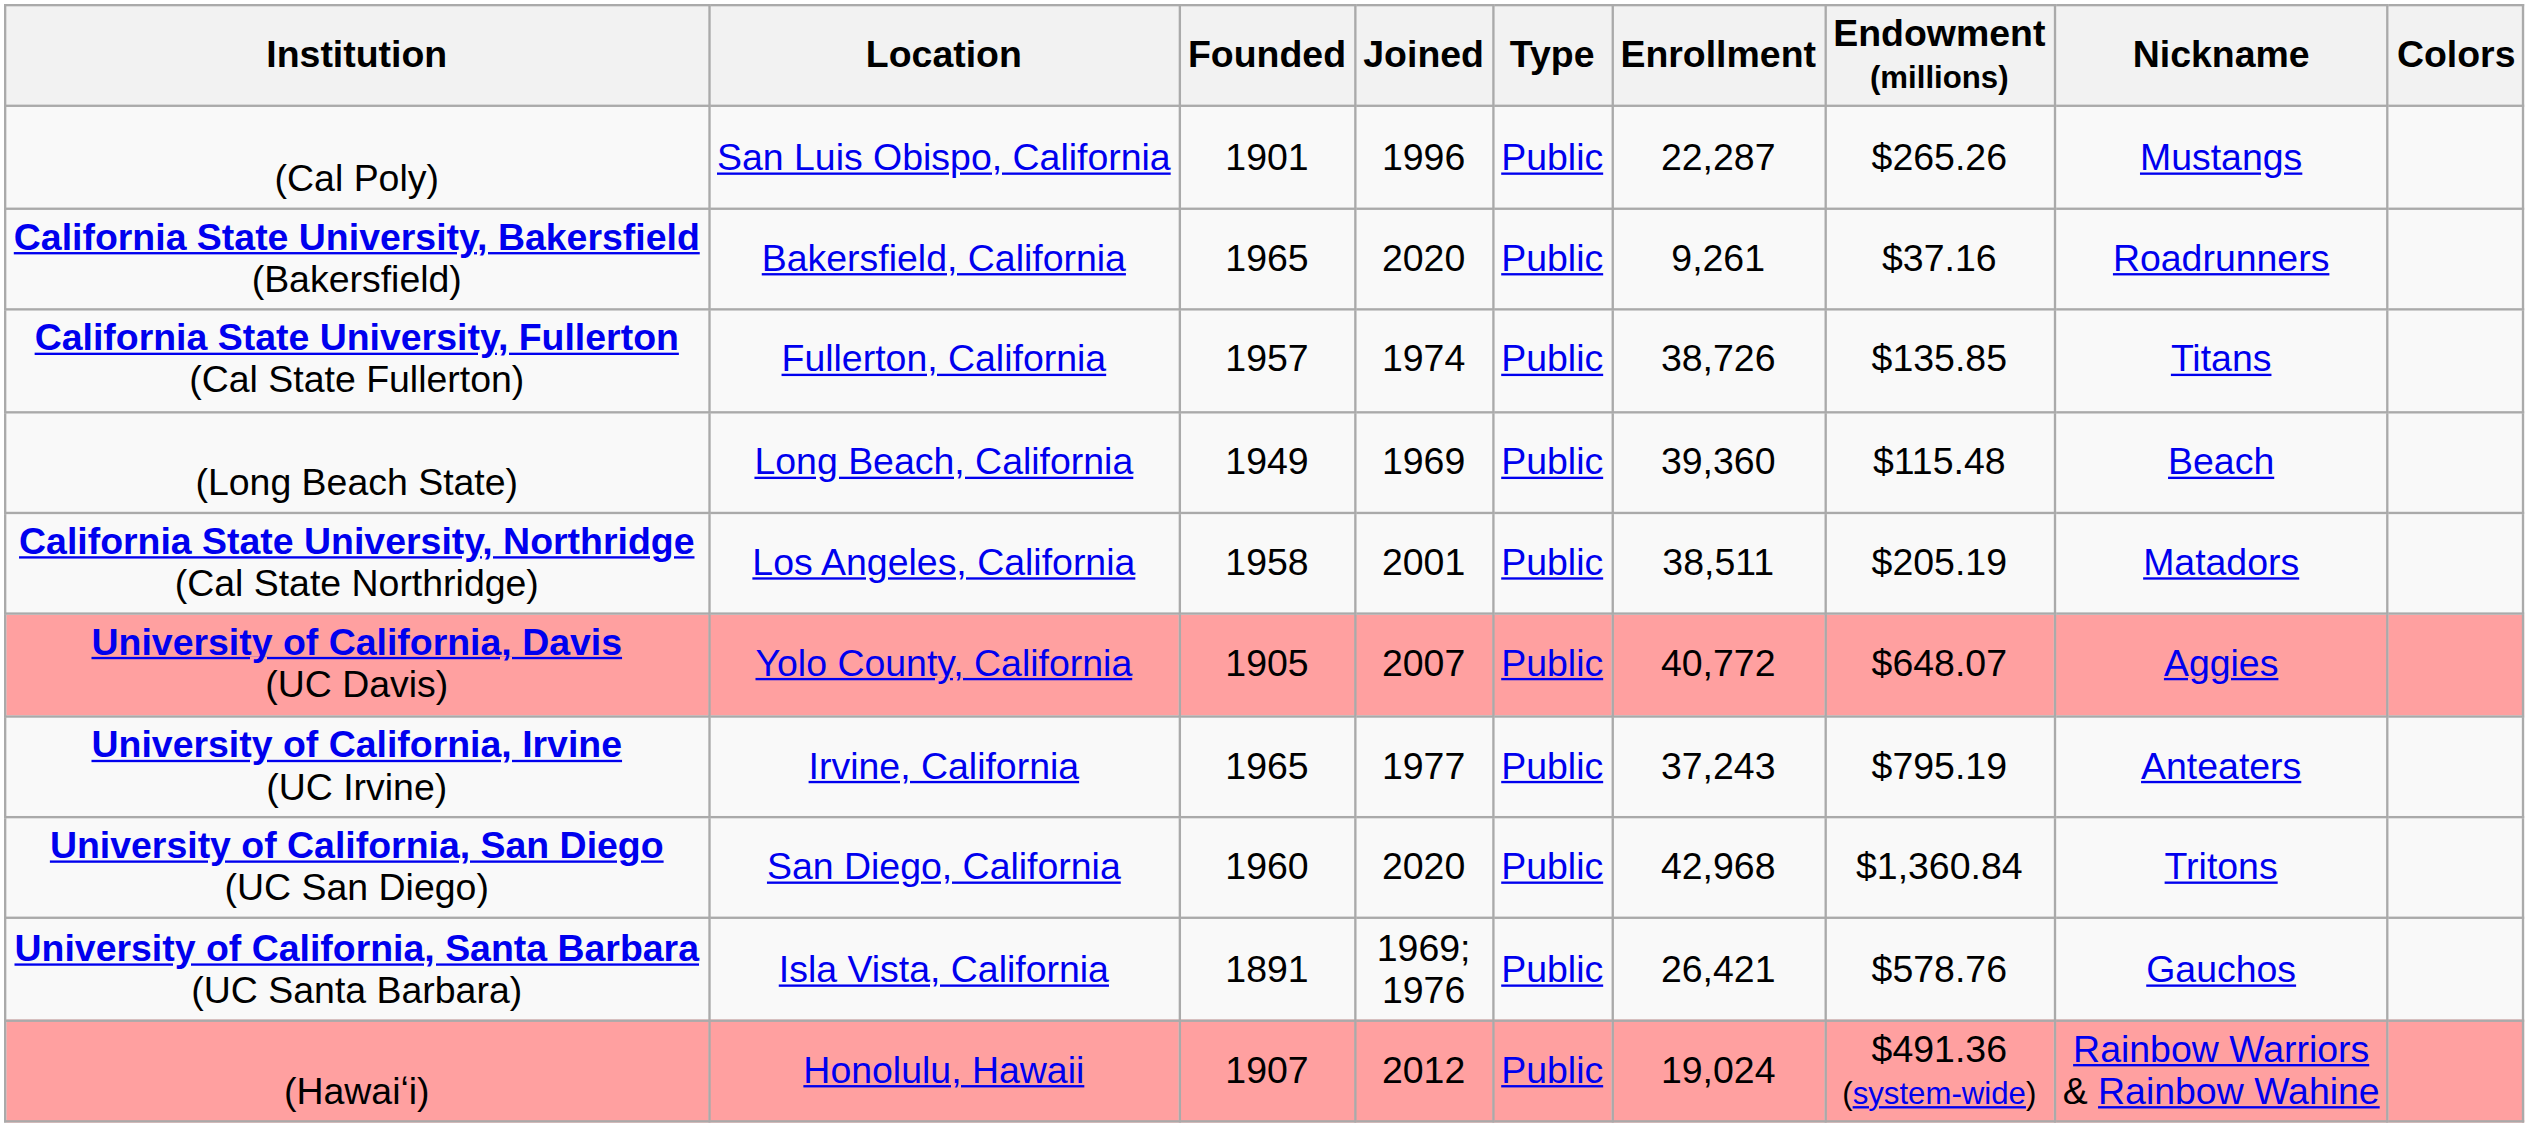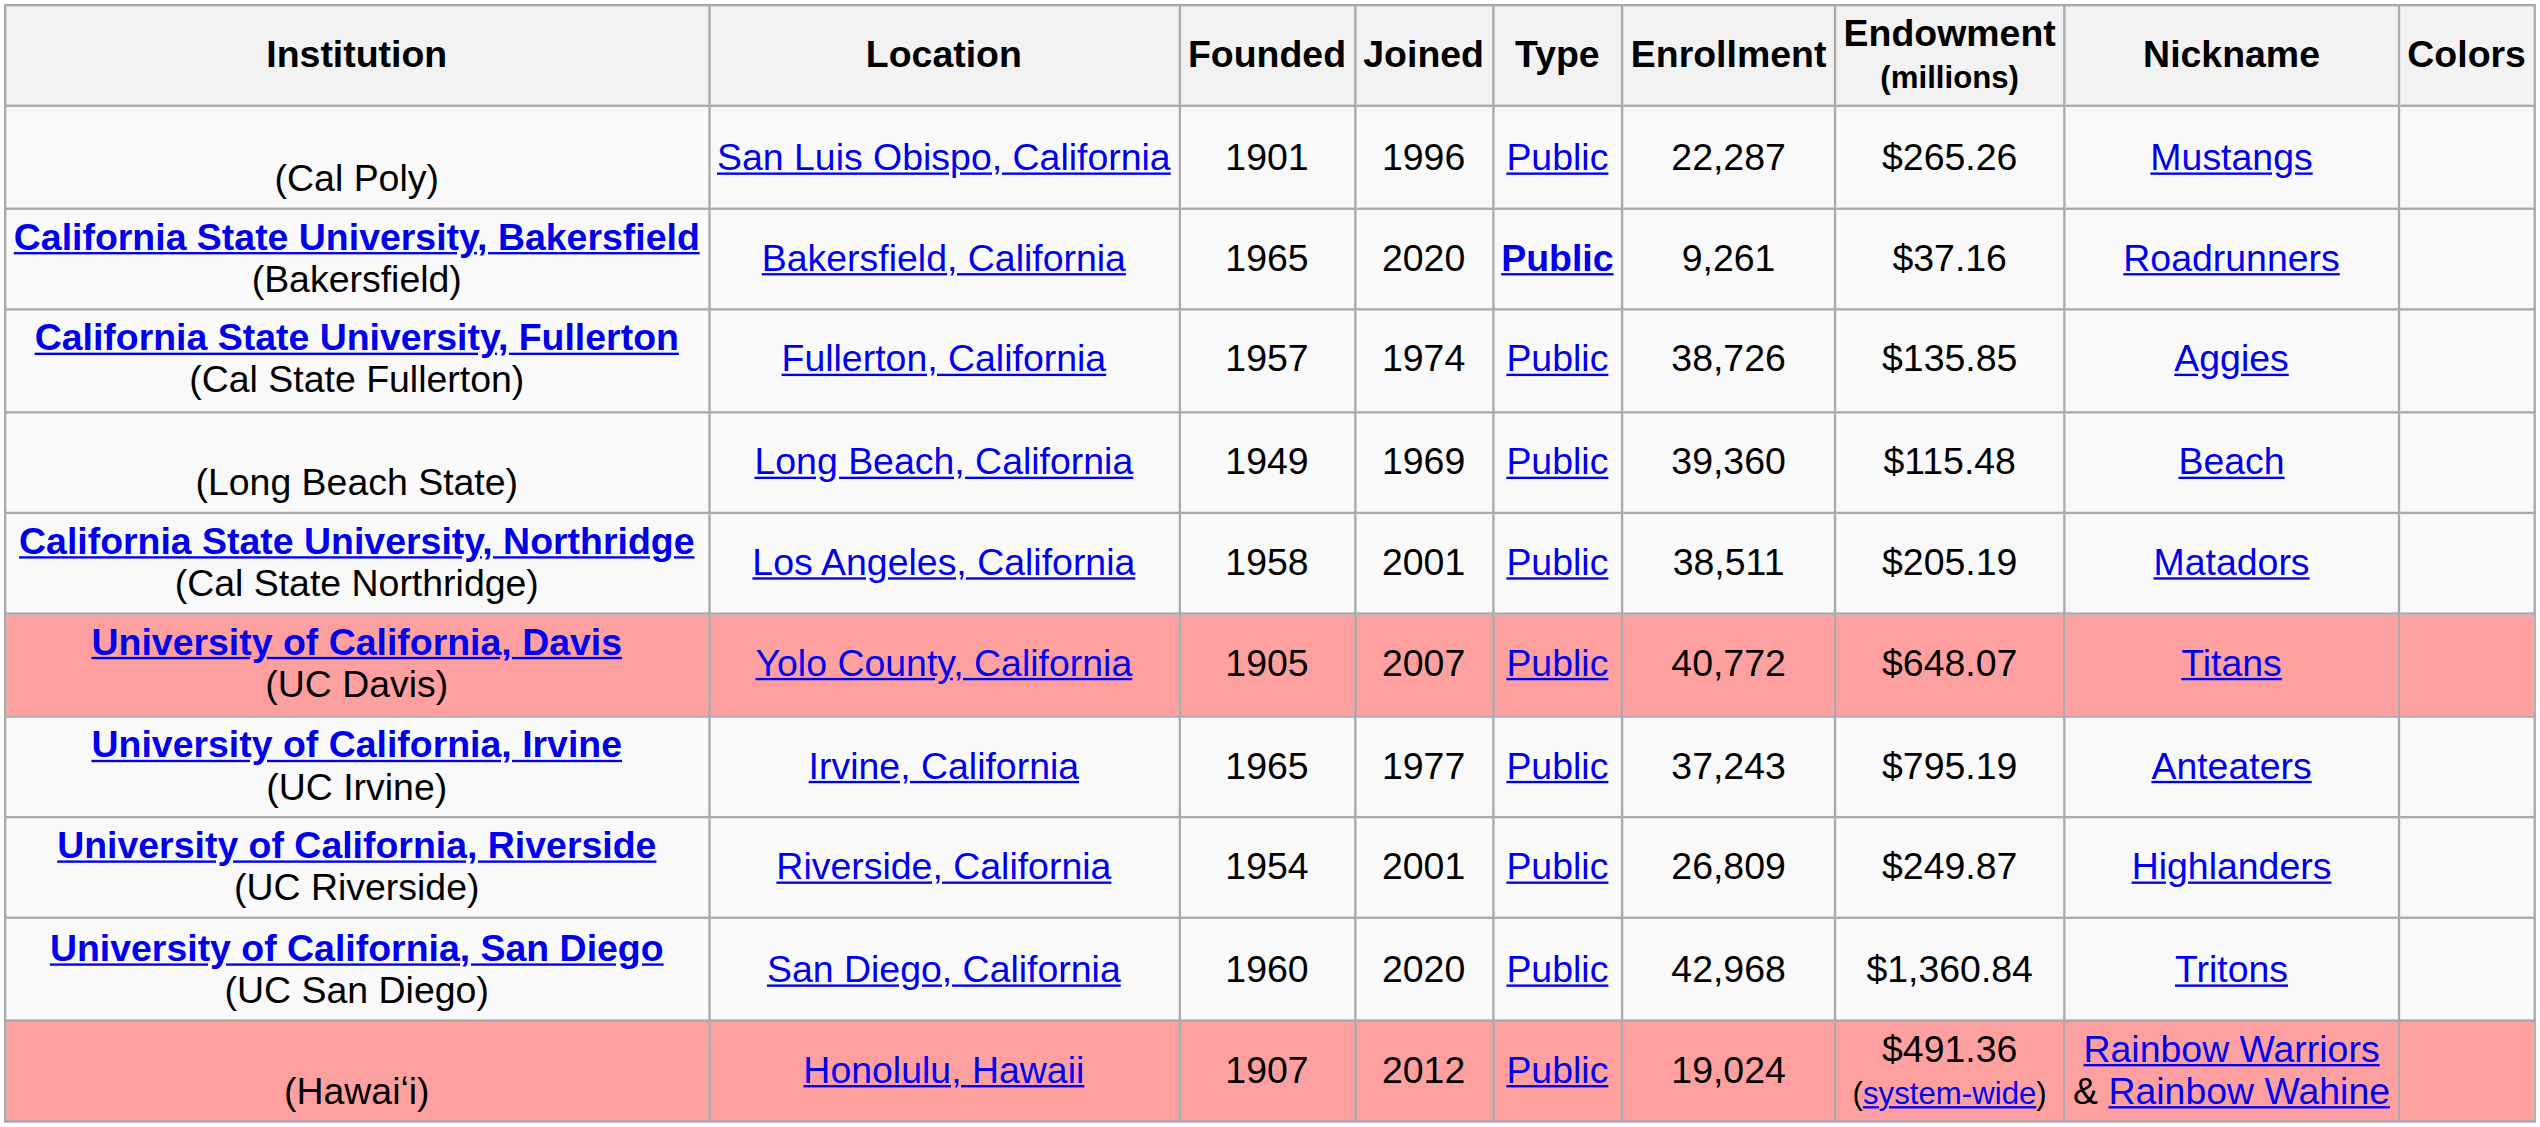(1552, 258) normal -> (1557, 258) bold
(2221, 359) Titans -> (2232, 359) Aggies
(2221, 664) Aggies -> (2232, 664) Titans
+ row: (357, 867)
- row: (357, 968)
